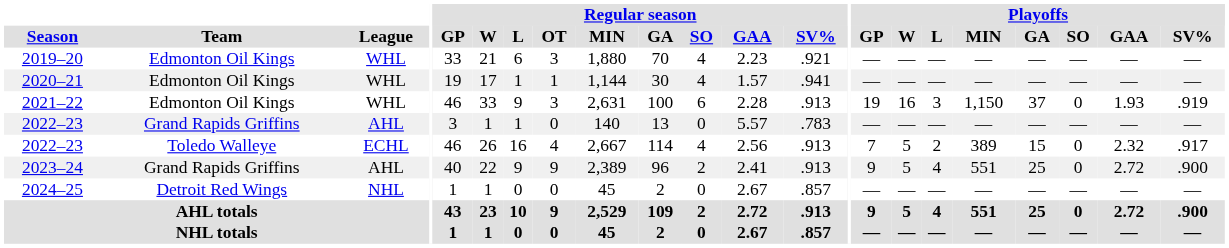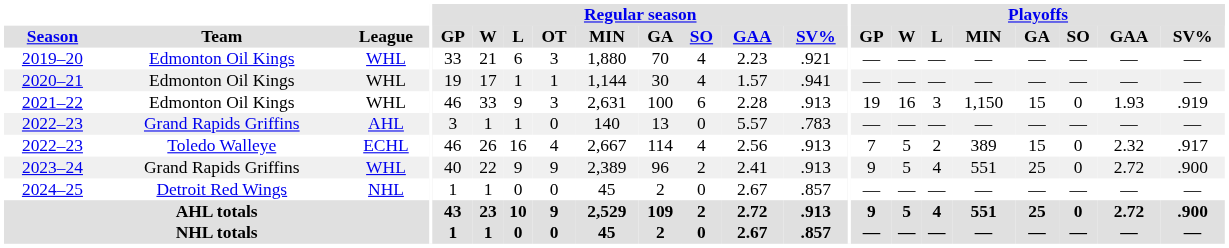(1037, 102) 37 -> (1037, 102) 15
(386, 167) AHL -> (386, 167) WHL
